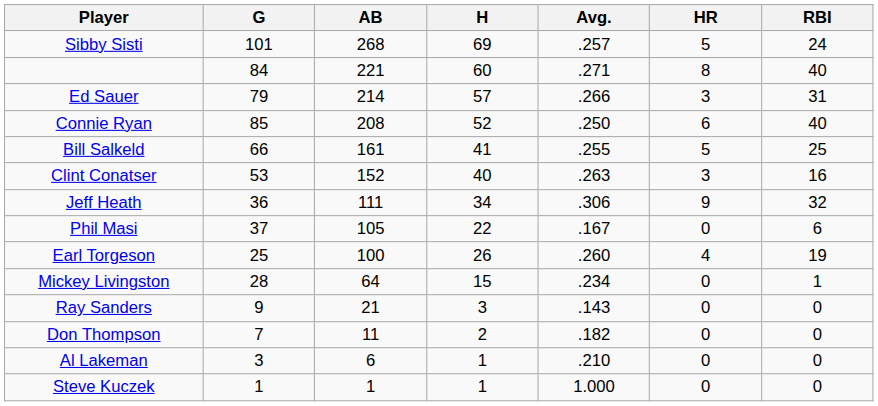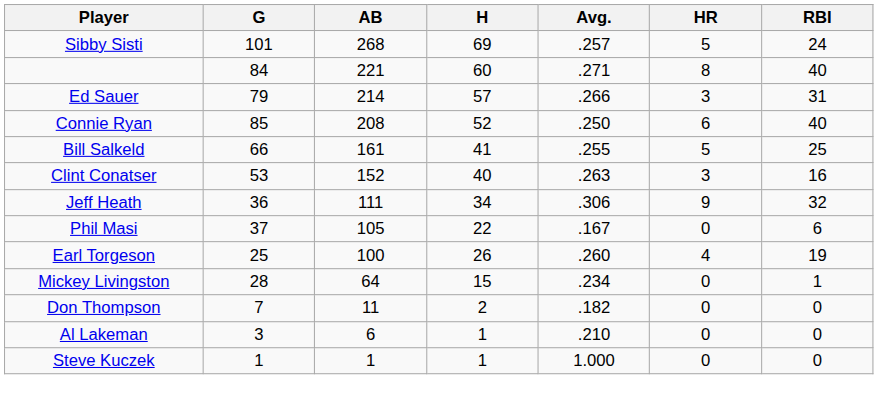- row: (104, 307)
